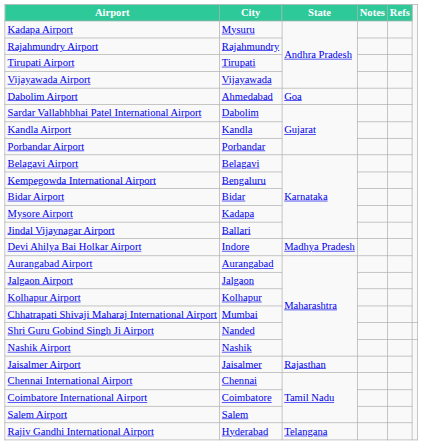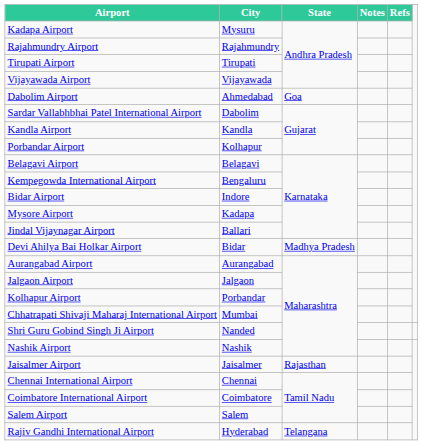(244, 146) Porbandar -> (242, 146) Kolhapur
(234, 197) Bidar -> (236, 197) Indore
(236, 247) Indore -> (234, 247) Bidar
(242, 297) Kolhapur -> (244, 297) Porbandar
